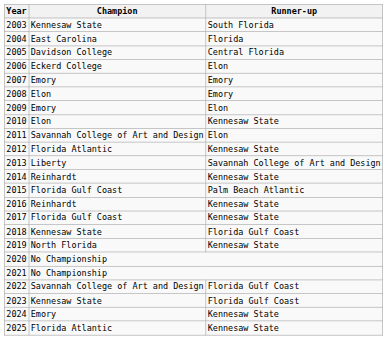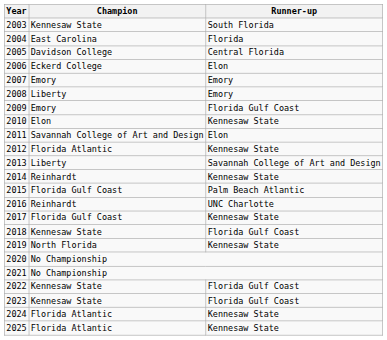(41, 94) Elon -> (49, 94) Liberty
(218, 108) Elon -> (253, 108) Florida Gulf Coast
(243, 204) Kennesaw State -> (241, 204) UNC Charlotte
(117, 287) Savannah College of Art and Design -> (66, 287) Kennesaw State
(43, 314) Emory -> (71, 314) Florida Atlantic
